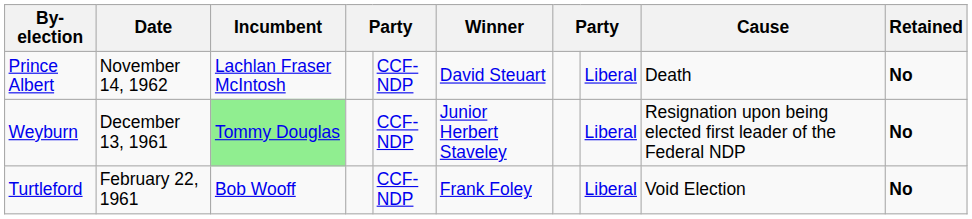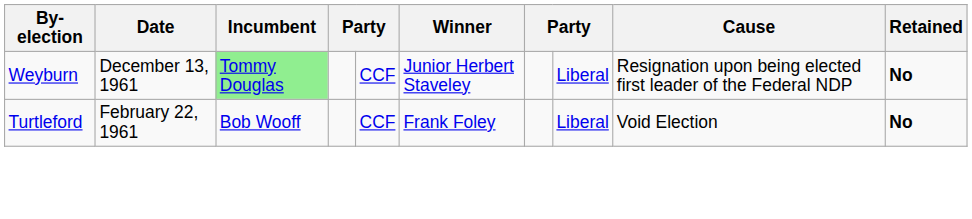- row: (33, 75)
(397, 132) CCF-NDP -> (378, 75) CCF
(397, 189) CCF-NDP -> (378, 122) CCF
